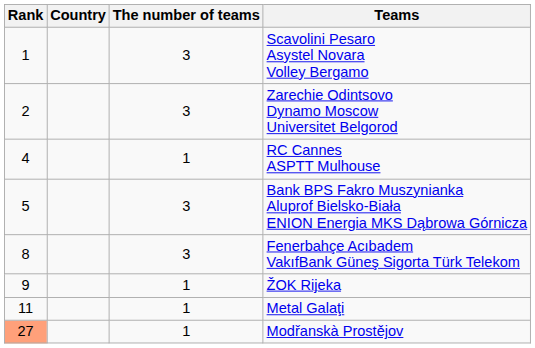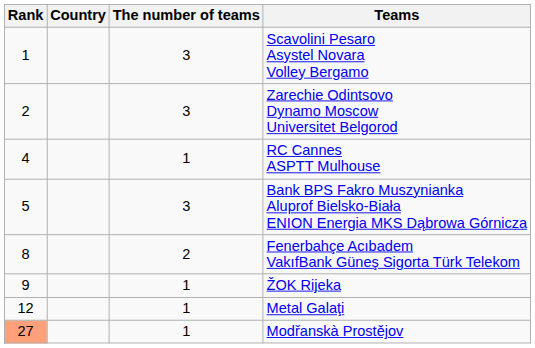(186, 254) 3 -> (186, 254) 2
(26, 308) 11 -> (26, 308) 12
